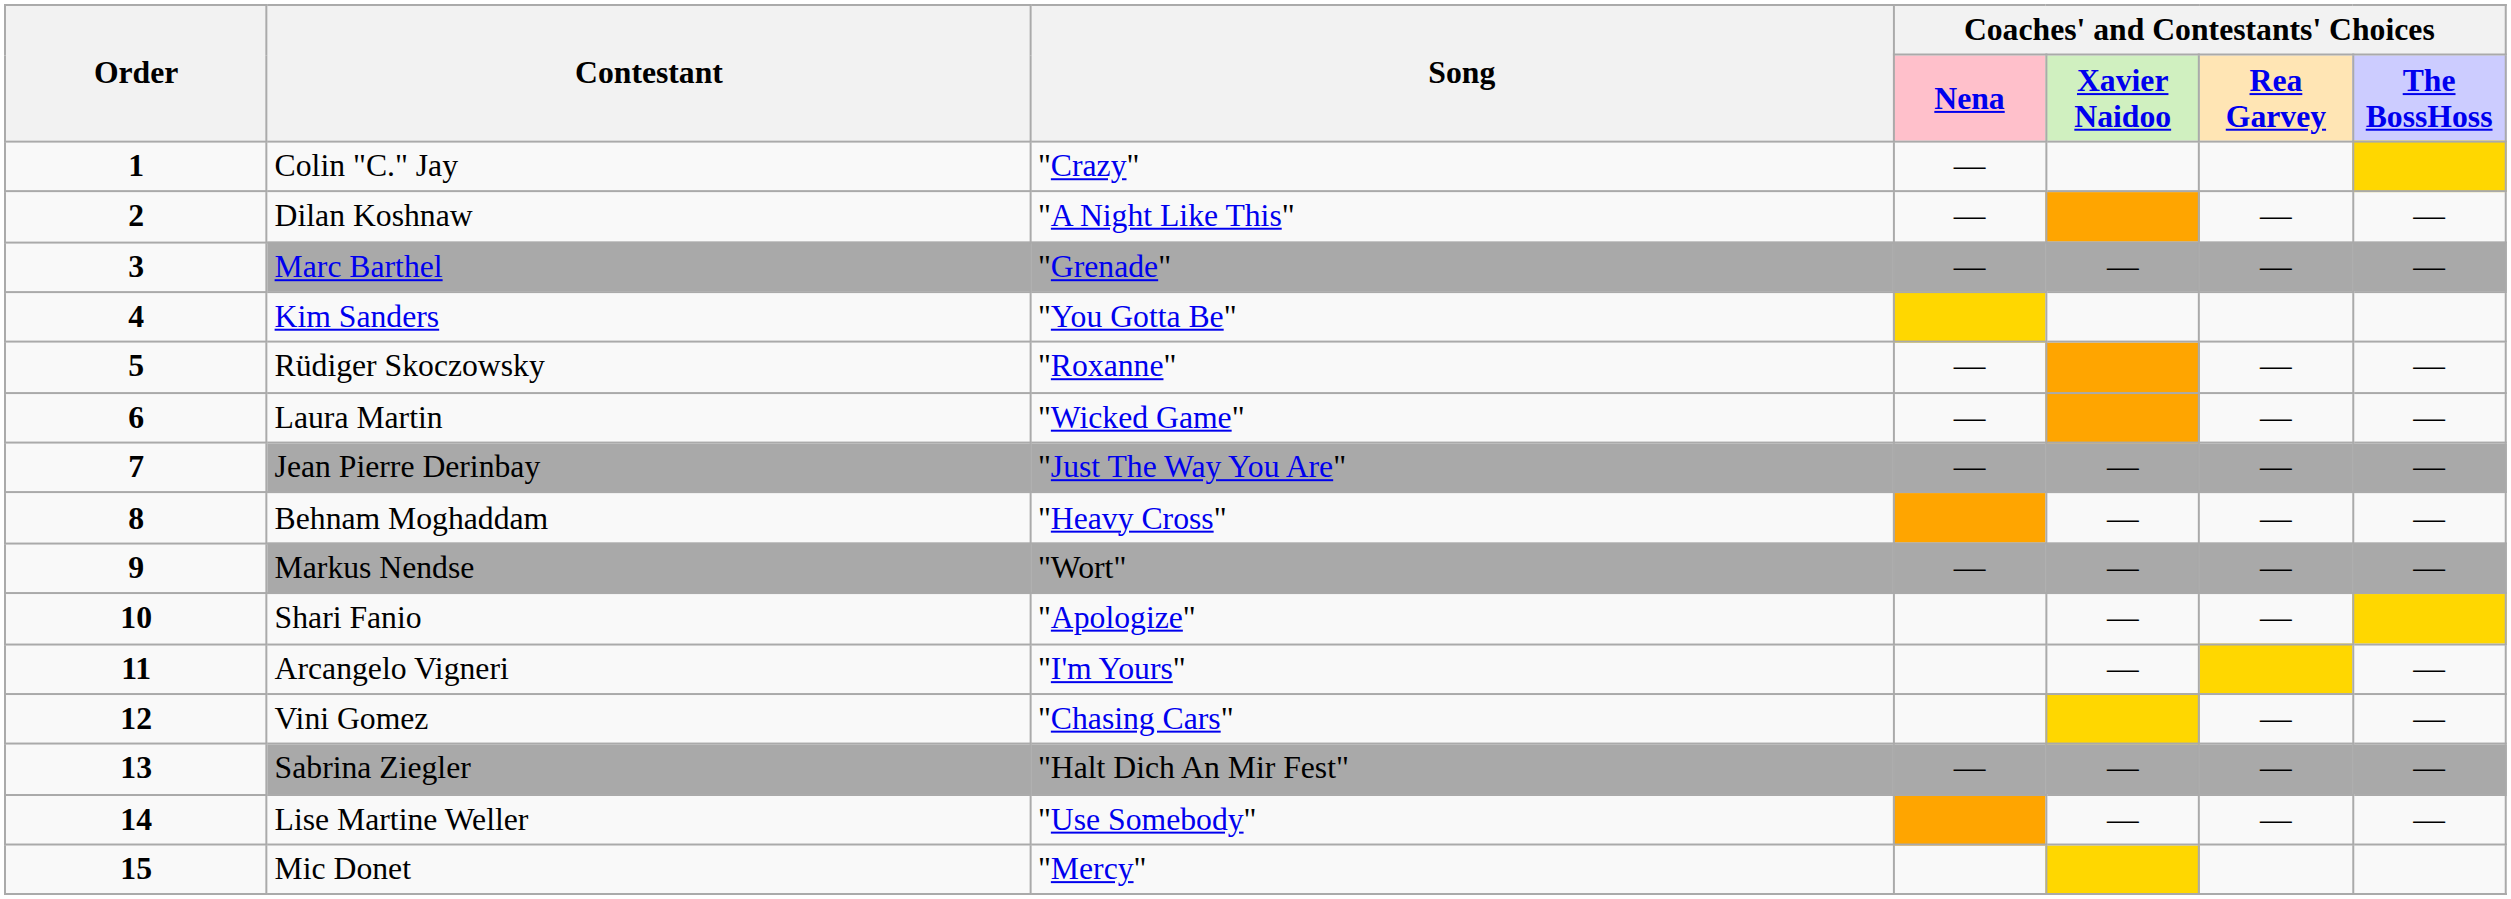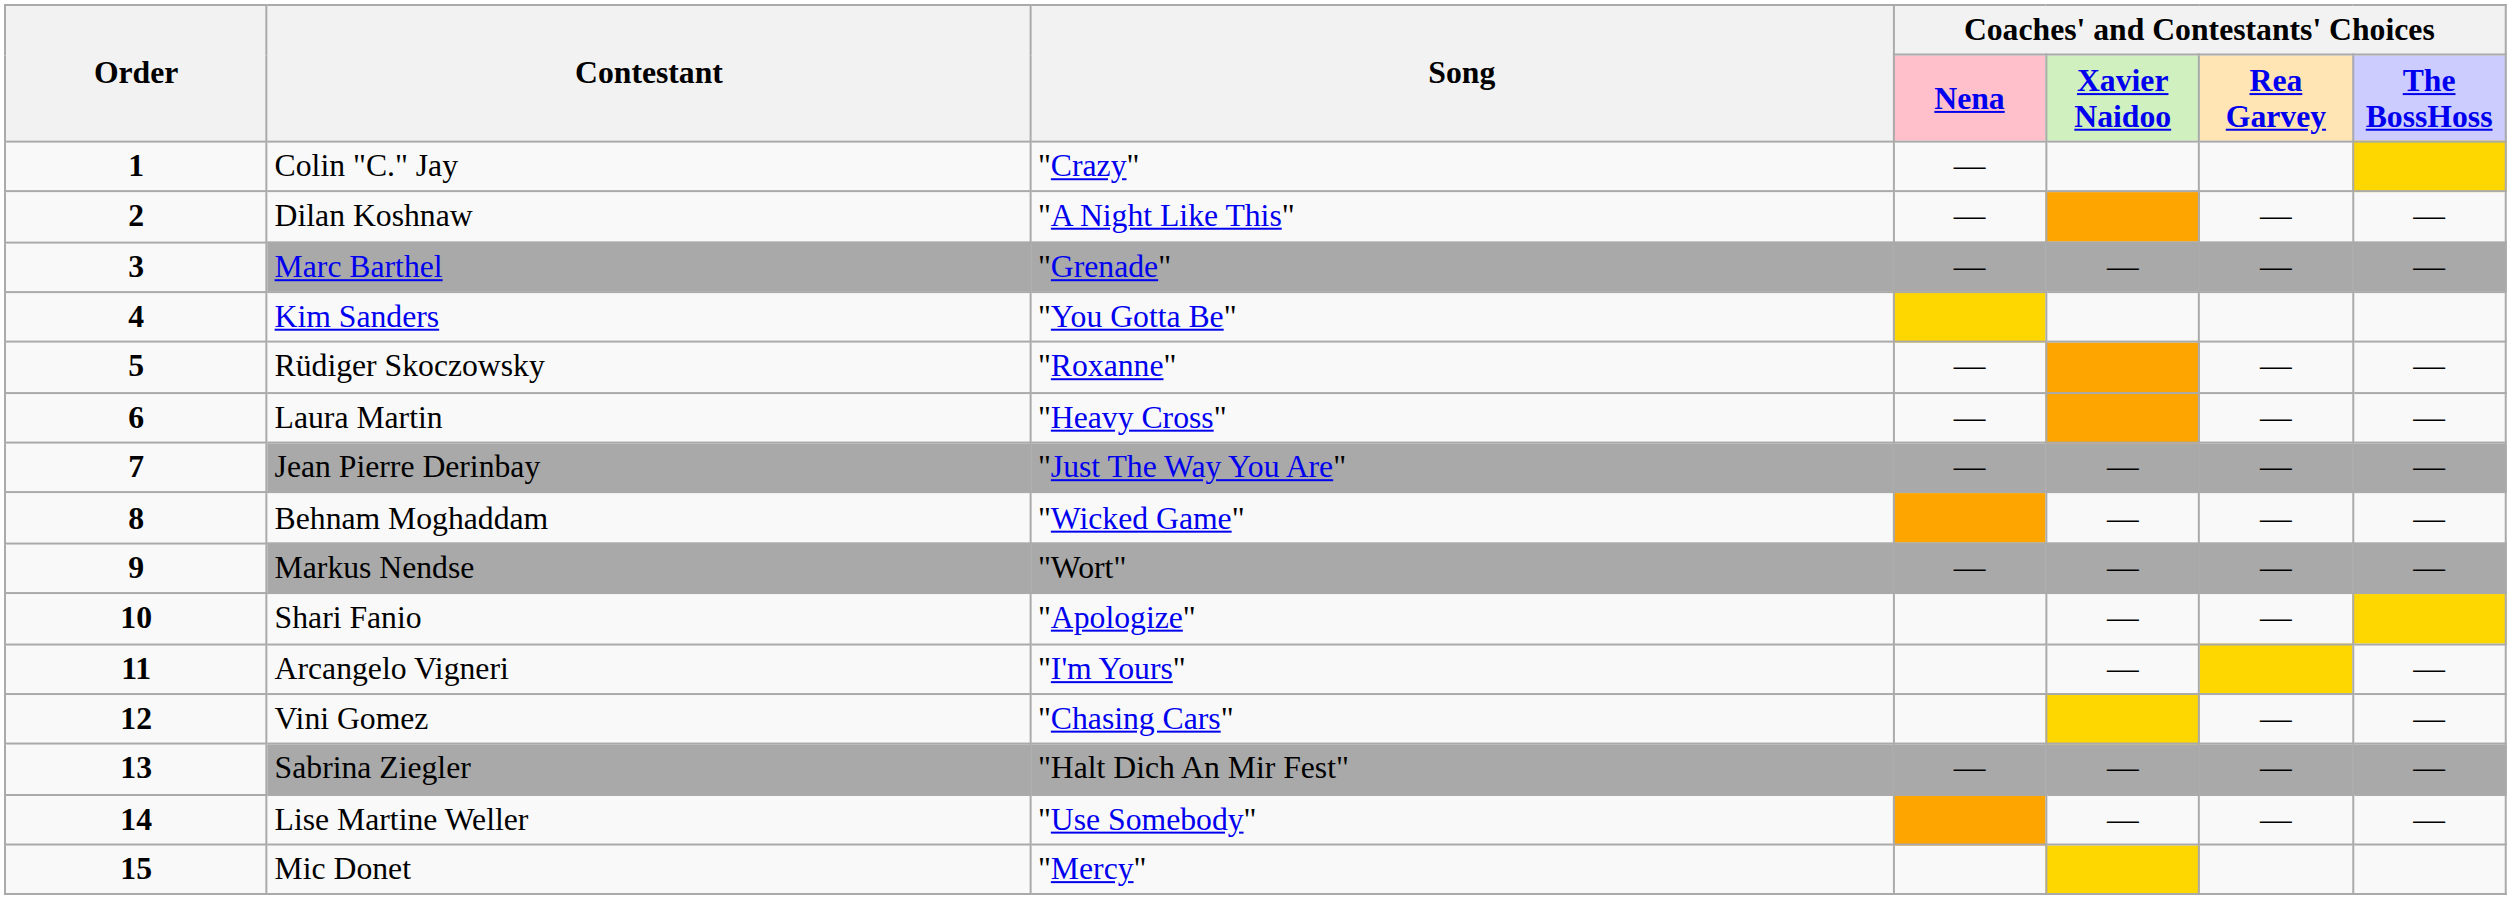(1141, 416) "Wicked Game" -> (1132, 416) "Heavy Cross"
(1132, 517) "Heavy Cross" -> (1141, 517) "Wicked Game"
